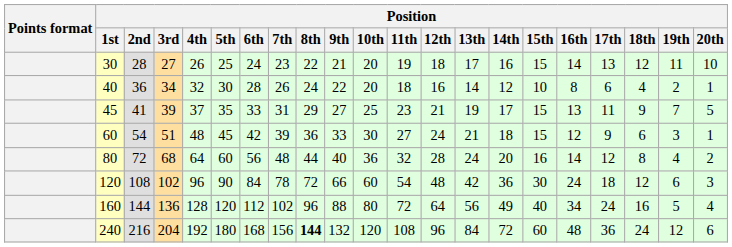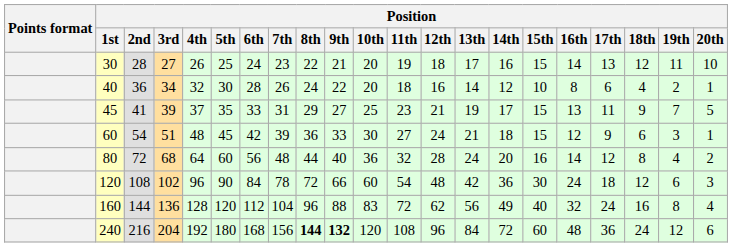(282, 206) 102 -> (282, 206) 104
(370, 206) 80 -> (370, 206) 83
(438, 206) 64 -> (438, 206) 62
(574, 206) 34 -> (574, 206) 32
(676, 206) 5 -> (676, 206) 8
(339, 230) normal -> (339, 230) bold
